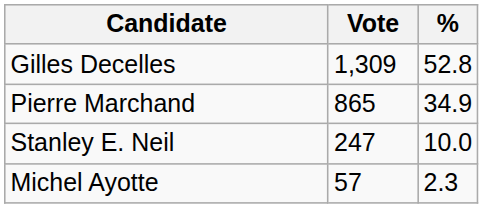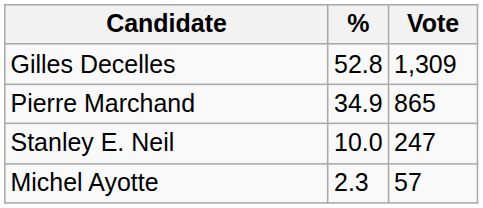columns swapped: (373, 24) <-> (448, 24)
